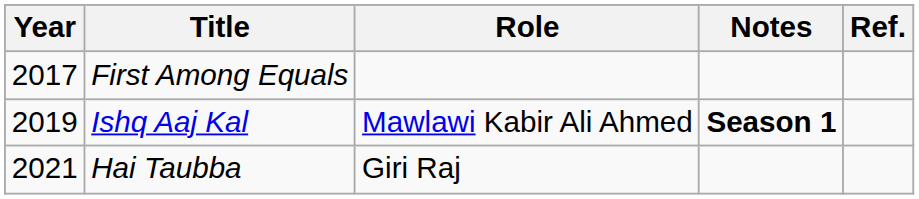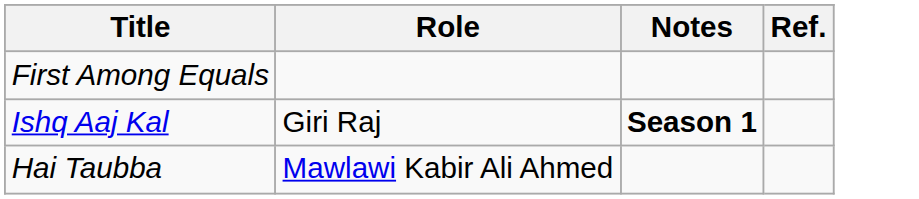- column: (45, 27)
(527, 121) Mawlawi Kabir Ali Ahmed -> (332, 121) Giri Raj
(411, 168) Giri Raj -> (448, 168) Mawlawi Kabir Ali Ahmed
